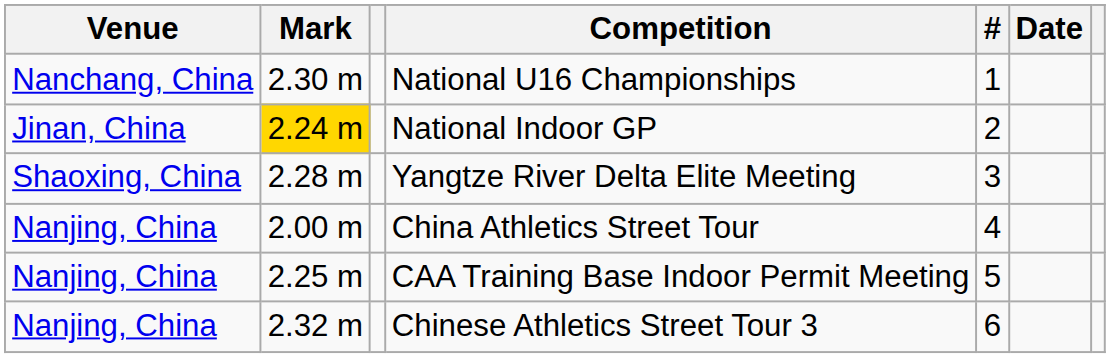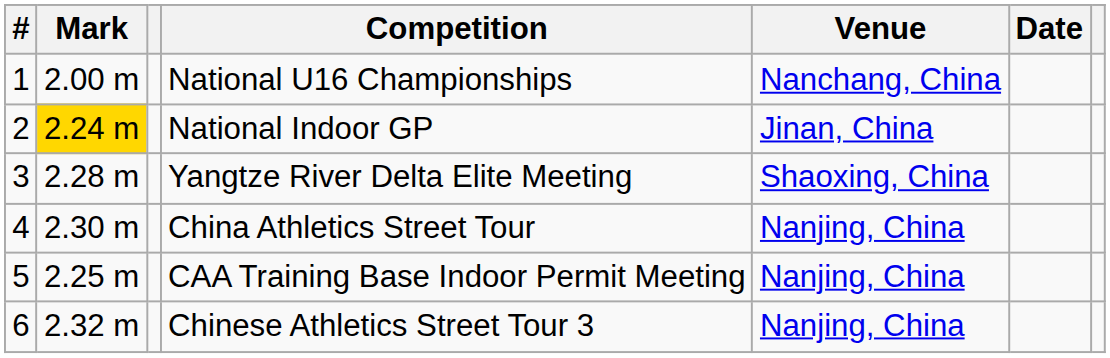columns swapped: (992, 29) <-> (133, 29)
(315, 78) 2.30 m -> (92, 78) 2.00 m
(315, 227) 2.00 m -> (92, 227) 2.30 m
